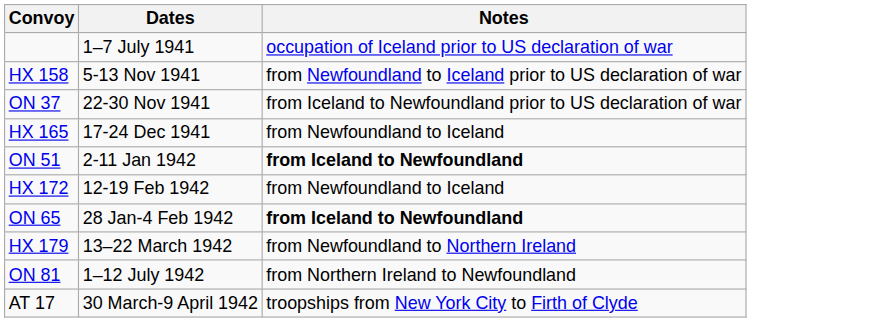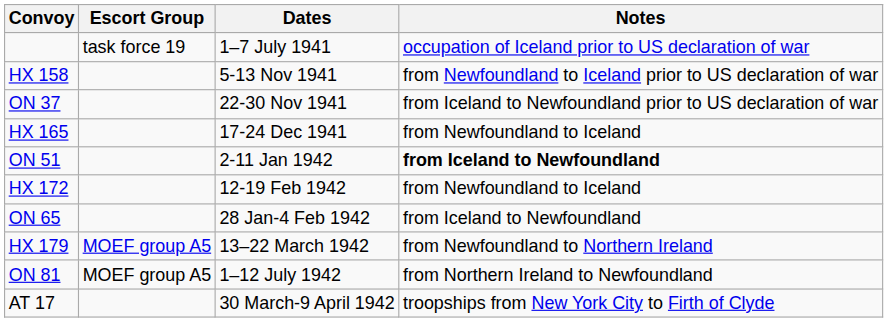+ column: (147, 18)
(395, 217) bold -> (522, 217) normal
